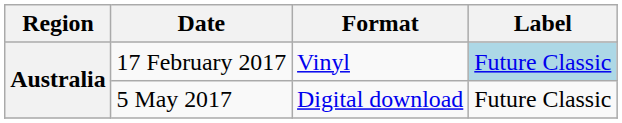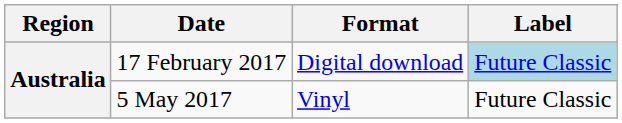(324, 61) Vinyl -> (380, 61) Digital download
(380, 99) Digital download -> (324, 99) Vinyl
